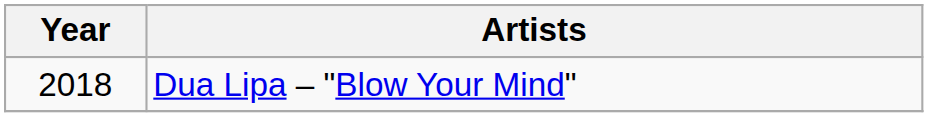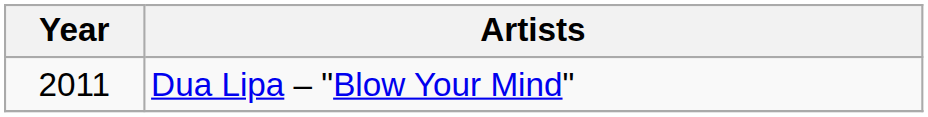(75, 83) 2018 -> (74, 83) 2011
